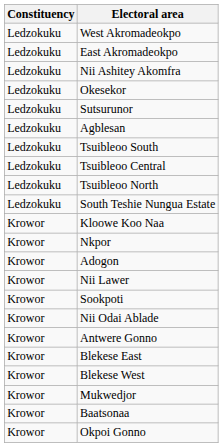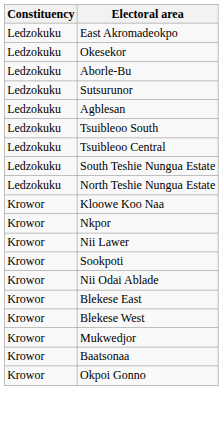- row: (130, 33)
- row: (130, 71)
+ row: (106, 71)
- row: (119, 185)
+ row: (148, 185)
- row: (99, 261)
- row: (118, 337)
